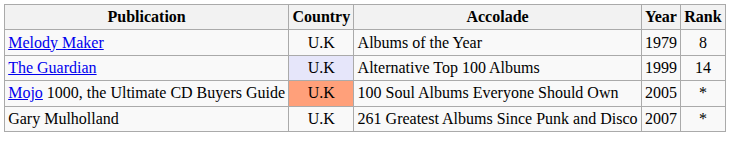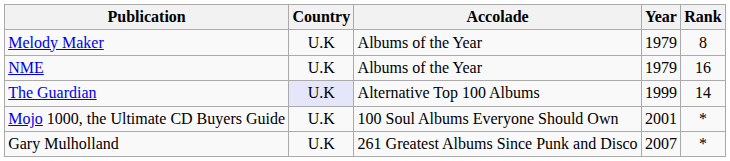+ row: (26, 67)
(321, 93) lightsalmon background -> (321, 118) no background
(661, 93) 2005 -> (661, 118) 2001
